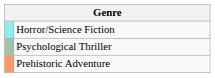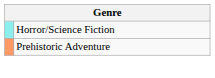- row: (64, 47)
